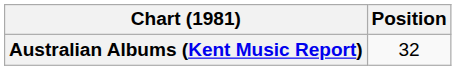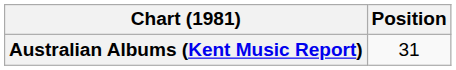(409, 49) 32 -> (409, 49) 31
